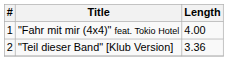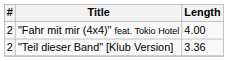(10, 30) 1 -> (10, 30) 2
